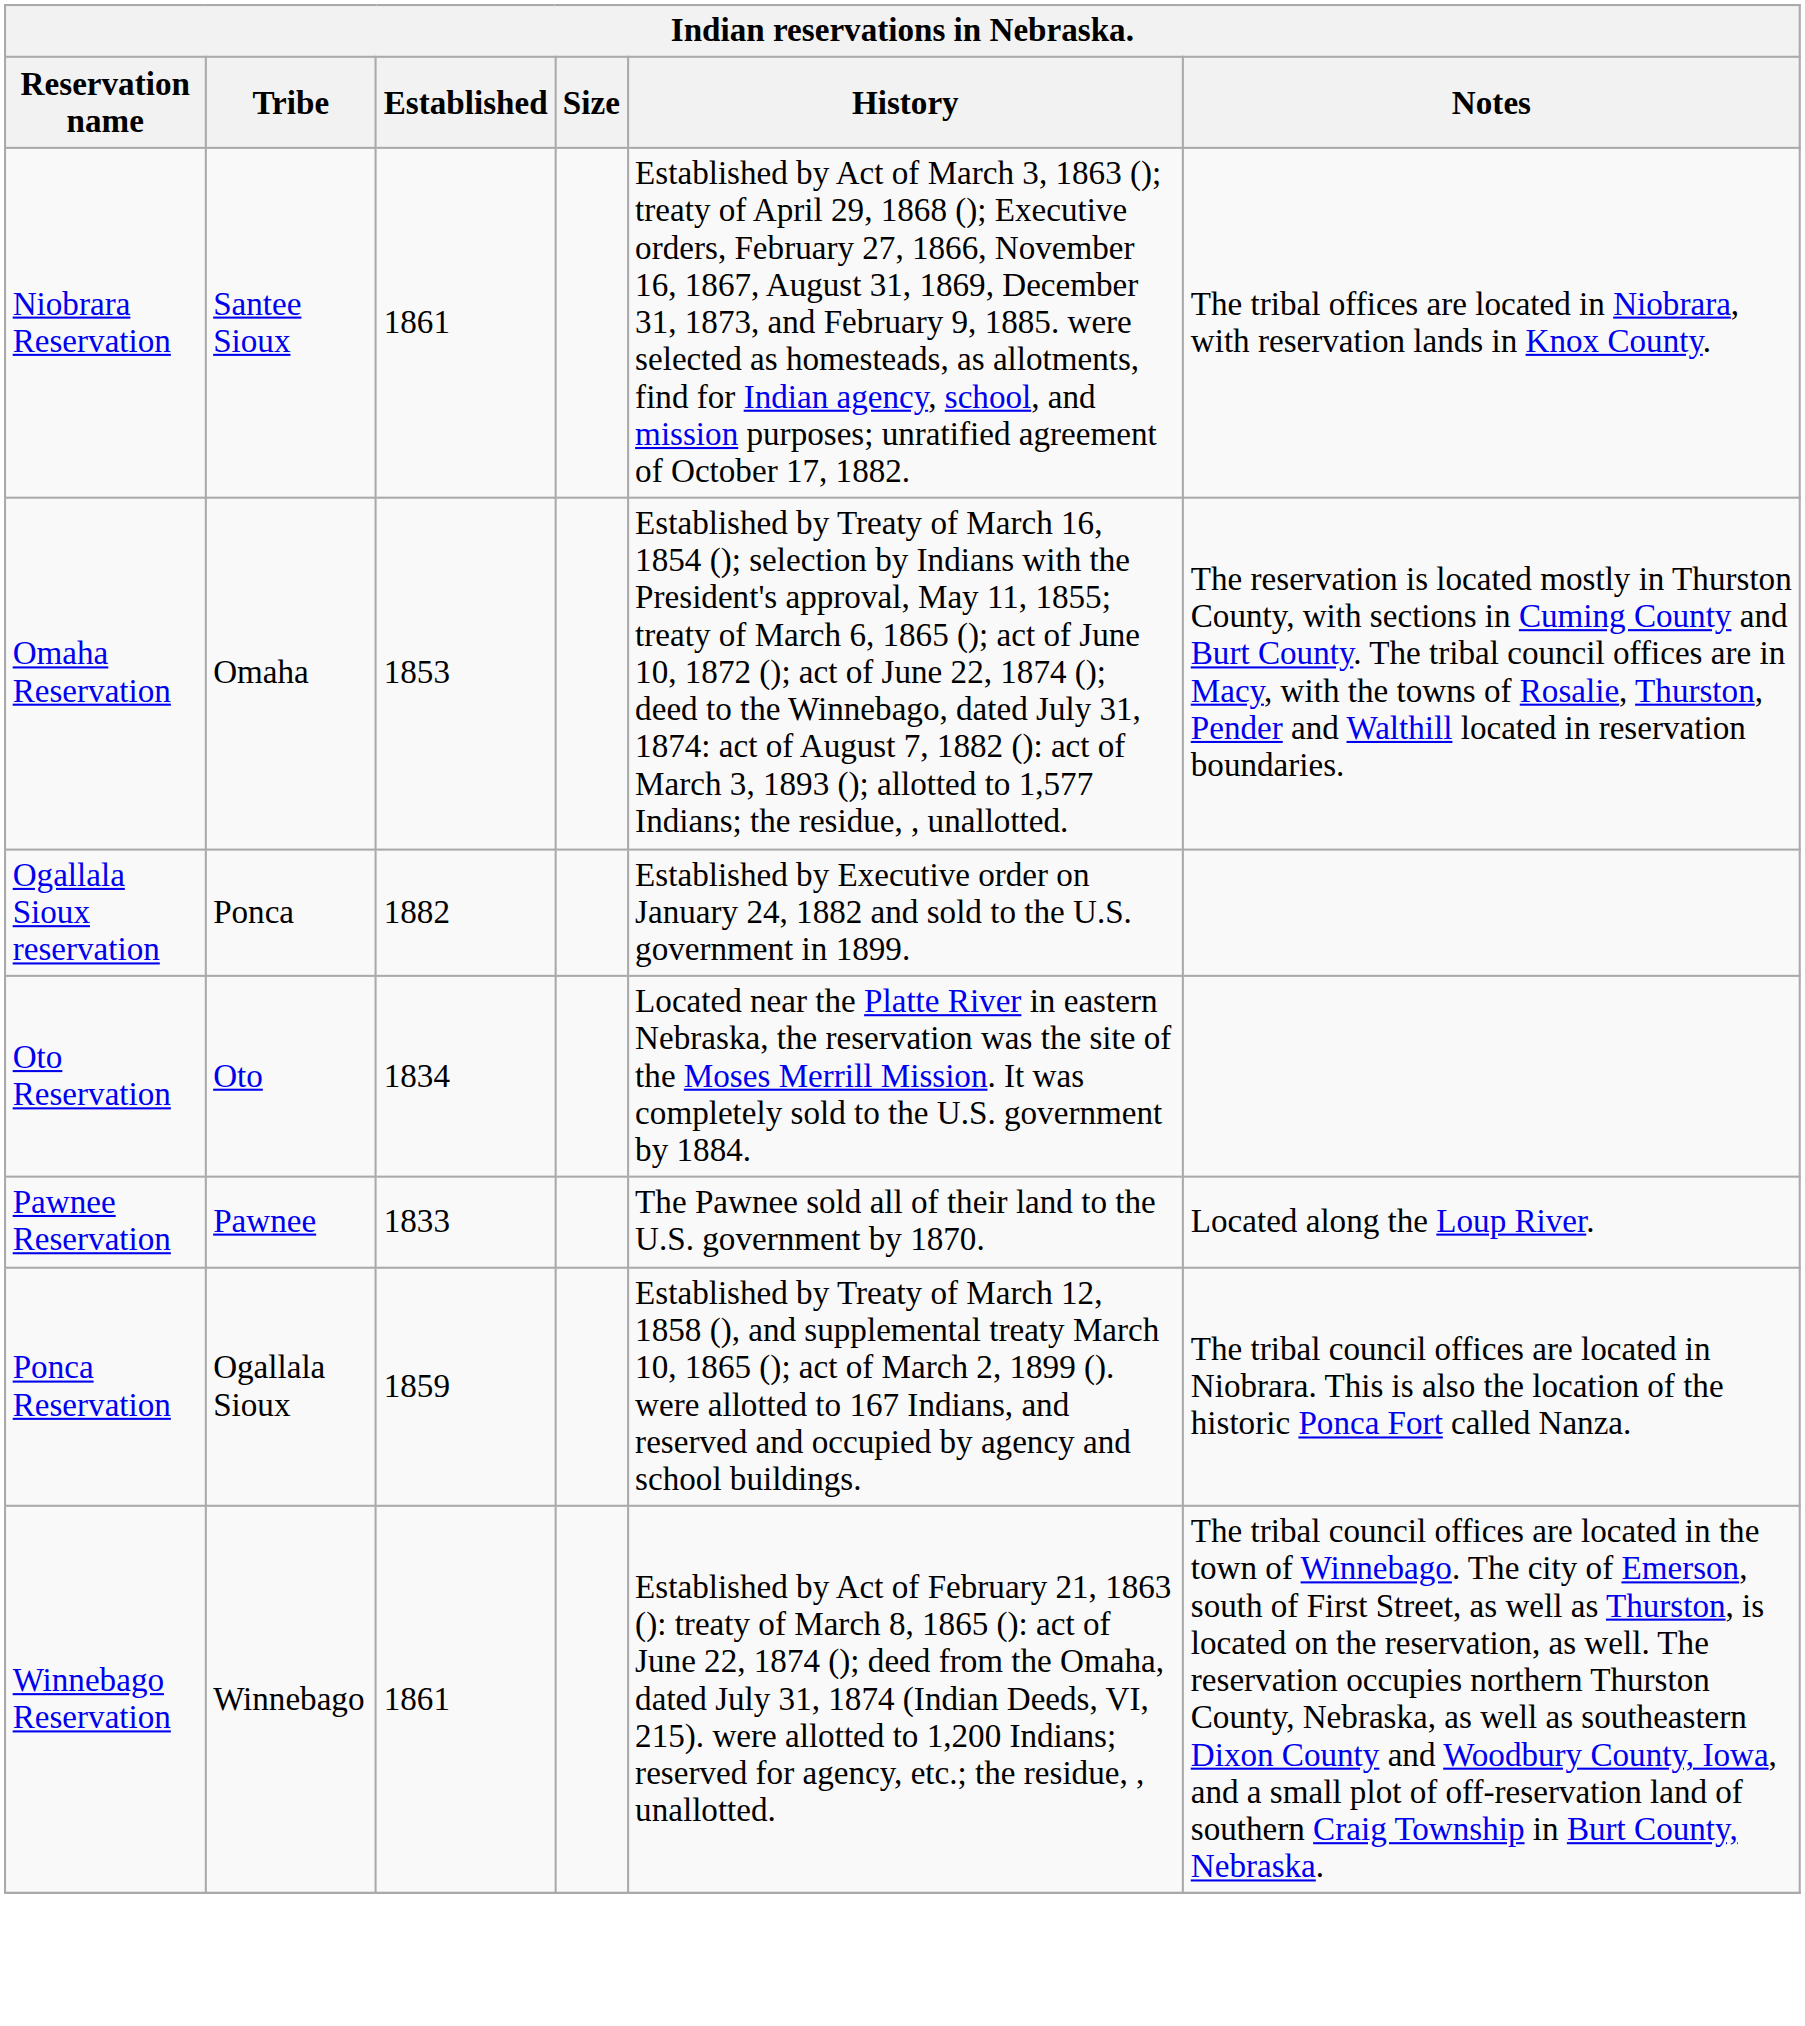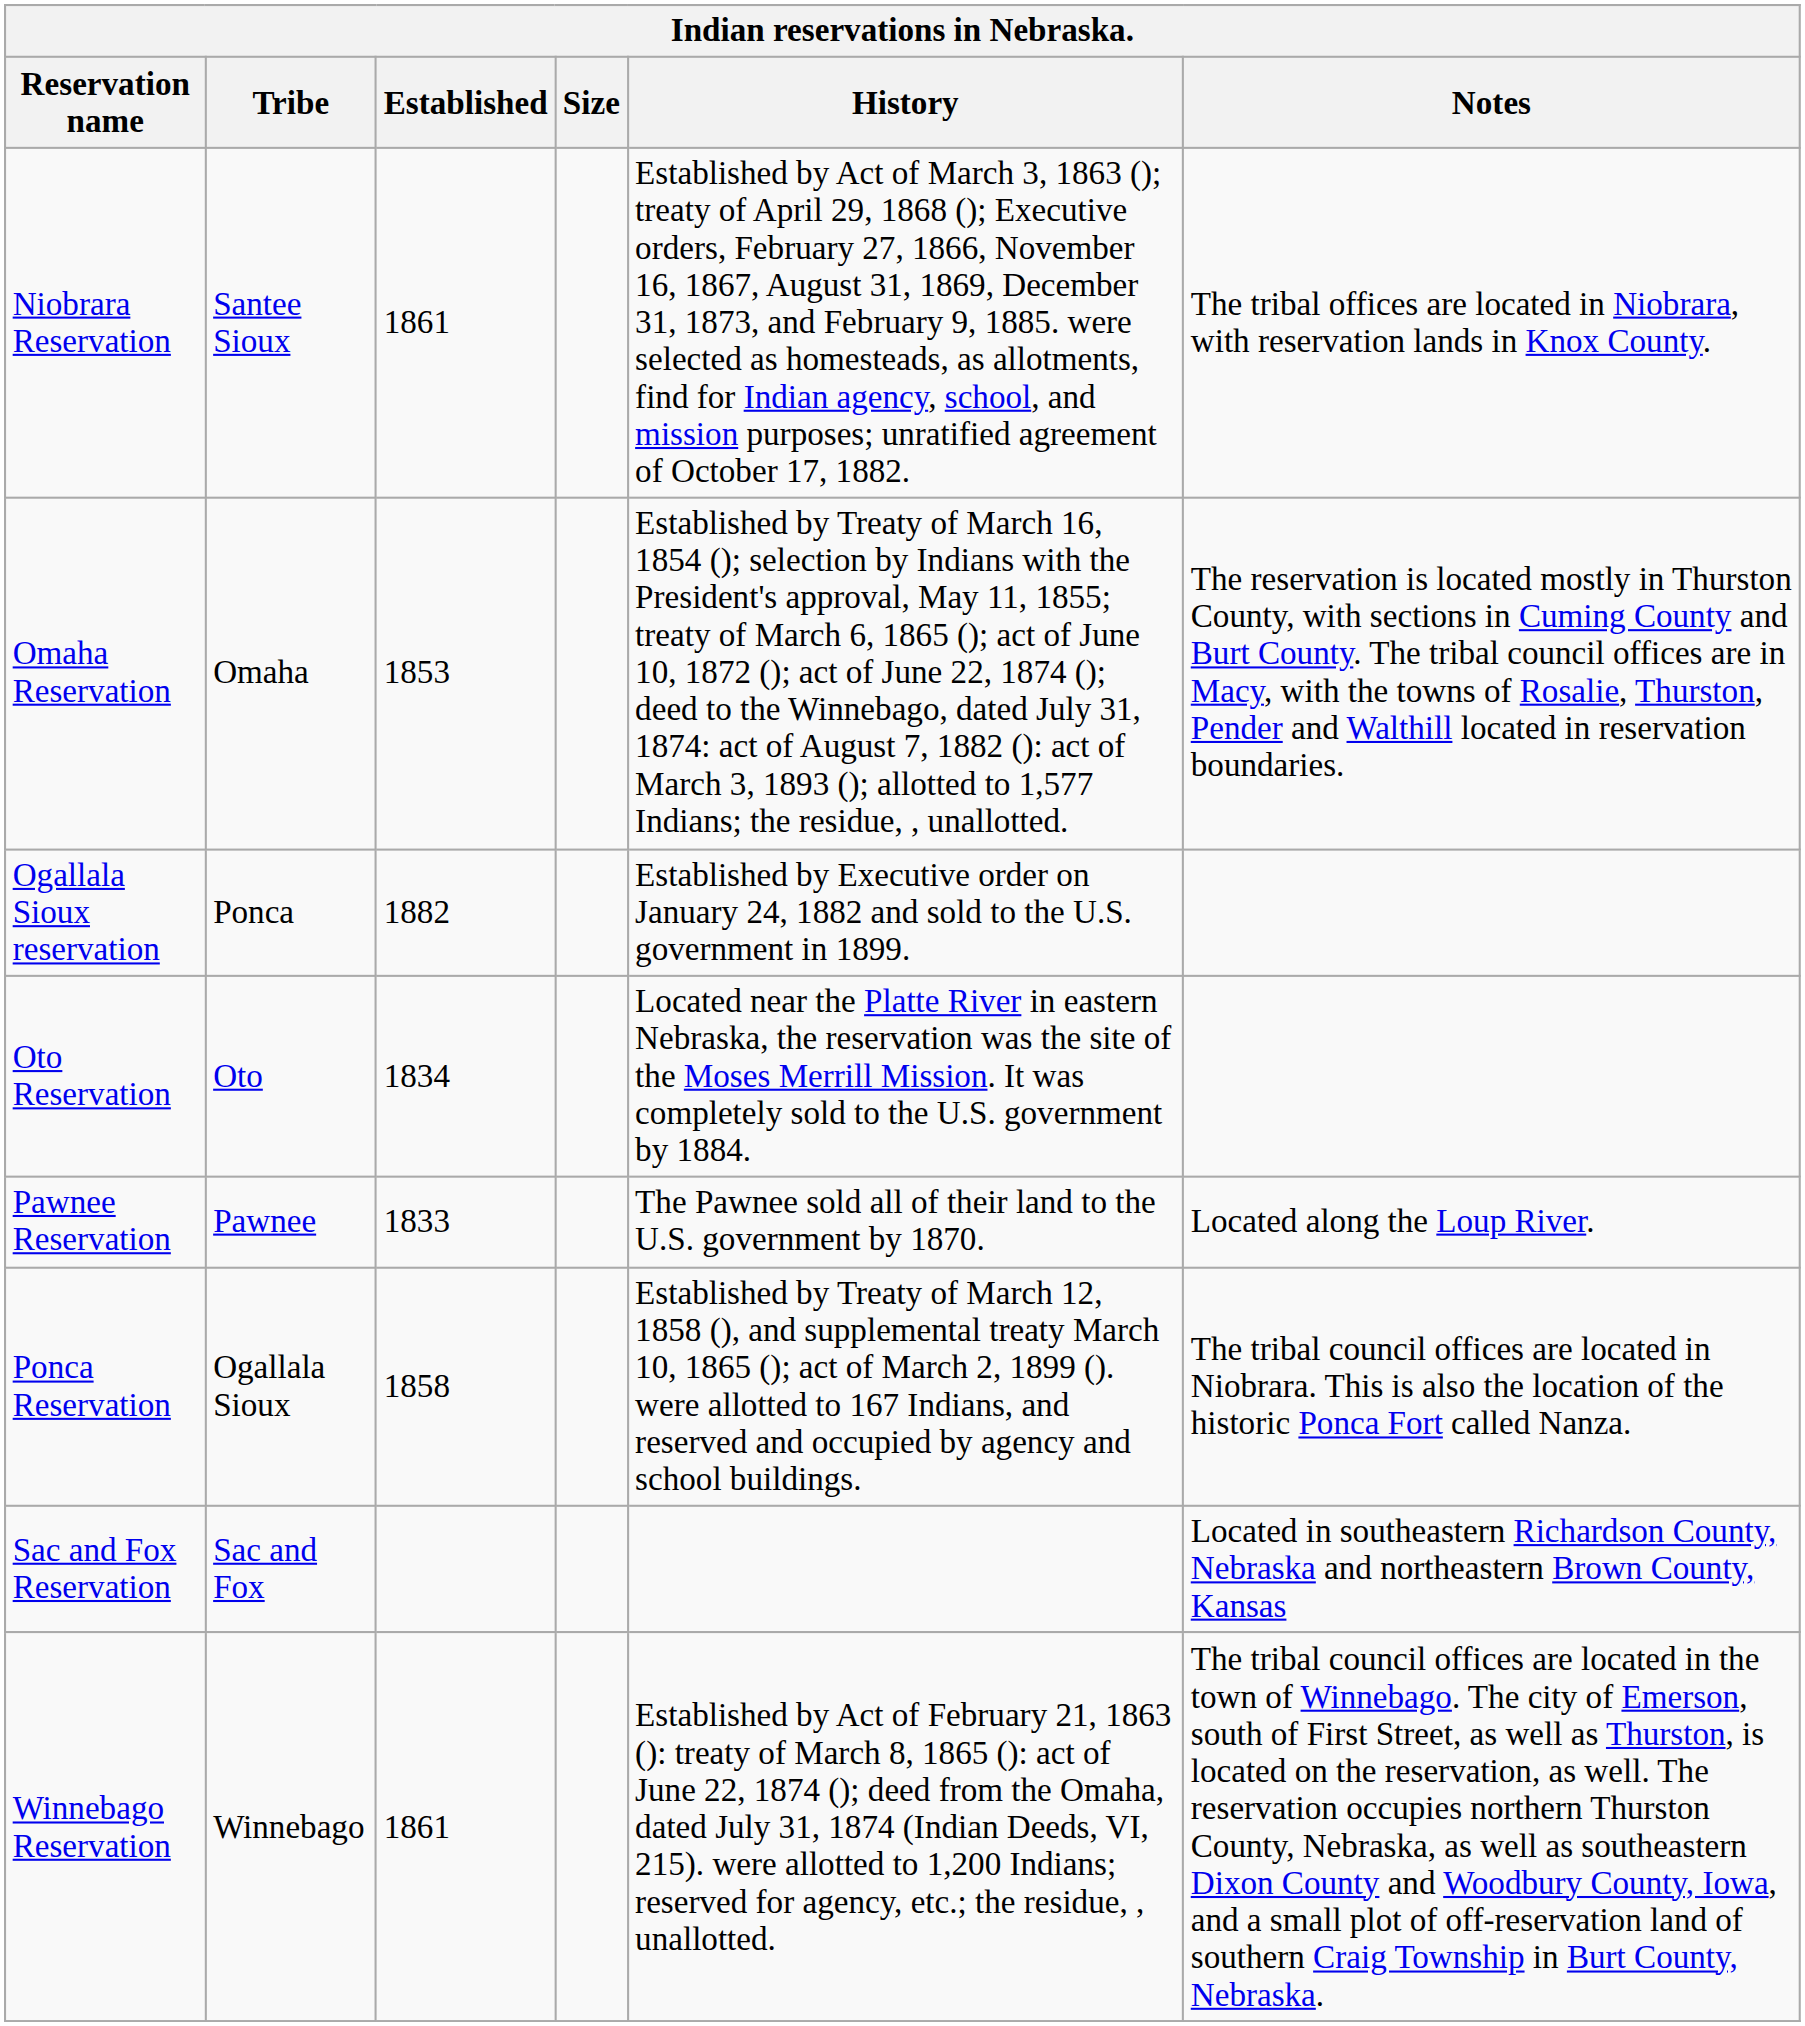(417, 1385) 1859 -> (417, 1385) 1858
+ row: (95, 1568)
